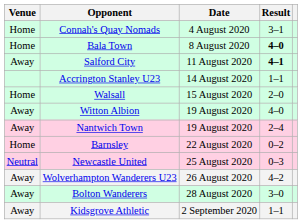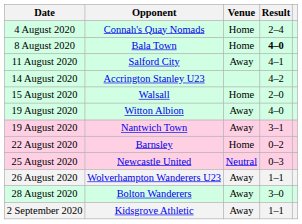columns swapped: (219, 12) <-> (22, 12)
(276, 29) 3–1 -> (276, 29) 2–4
(276, 62) bold -> (276, 62) normal
(276, 78) 1–1 -> (276, 78) 4–2
(276, 128) 2–4 -> (276, 128) 3–1
(276, 177) 4–2 -> (276, 177) 1–1
